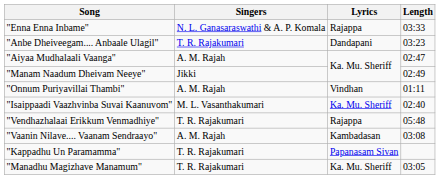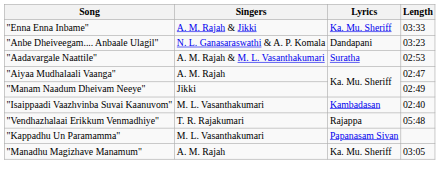(251, 27) N. L. Ganasaraswathi & A. P. Komala -> (217, 27) A. M. Rajah & Jikki
(346, 27) Rajappa -> (361, 27) Ka. Mu. Sheriff
(210, 43) T. R. Rajakumari -> (251, 43) N. L. Ganasaraswathi & A. P. Komala
+ row: (52, 58)
- row: (65, 89)
(361, 105) Ka. Mu. Sheriff -> (355, 105) Kambadasan
- row: (82, 136)
(210, 151) T. R. Rajakumari -> (220, 136) M. L. Vasanthakumari
(210, 167) T. R. Rajakumari -> (201, 151) A. M. Rajah
